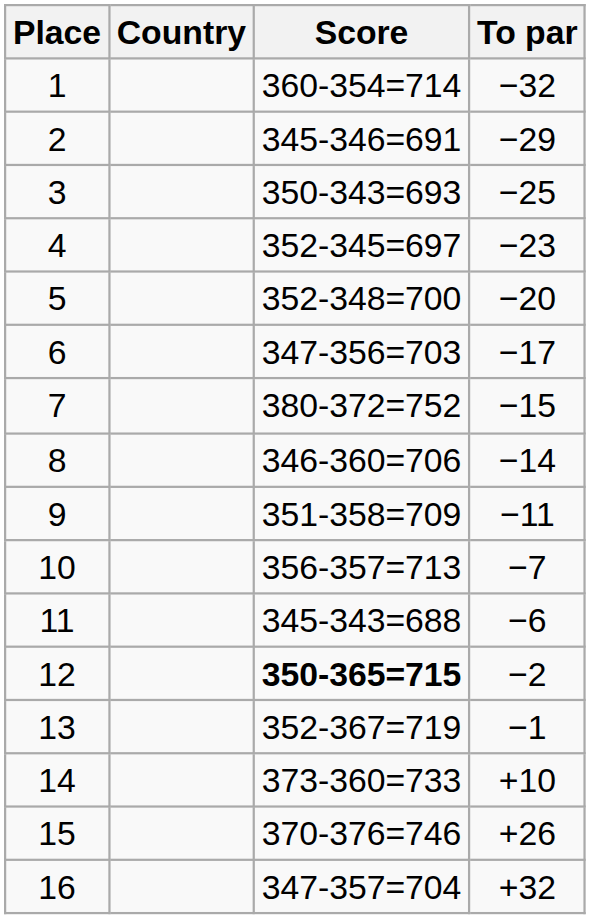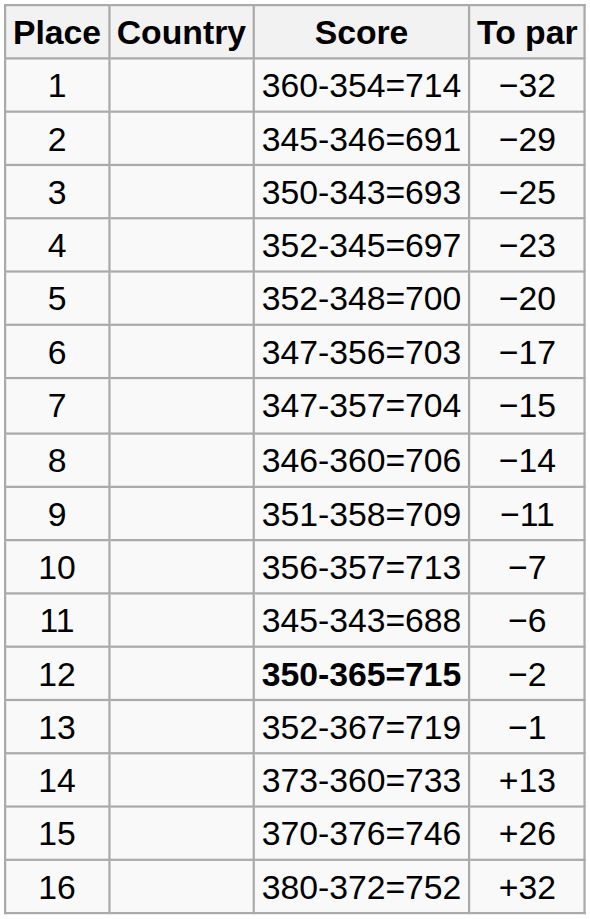(362, 406) 380-372=752 -> (362, 406) 347-357=704
(527, 780) +10 -> (527, 780) +13
(362, 887) 347-357=704 -> (362, 887) 380-372=752
